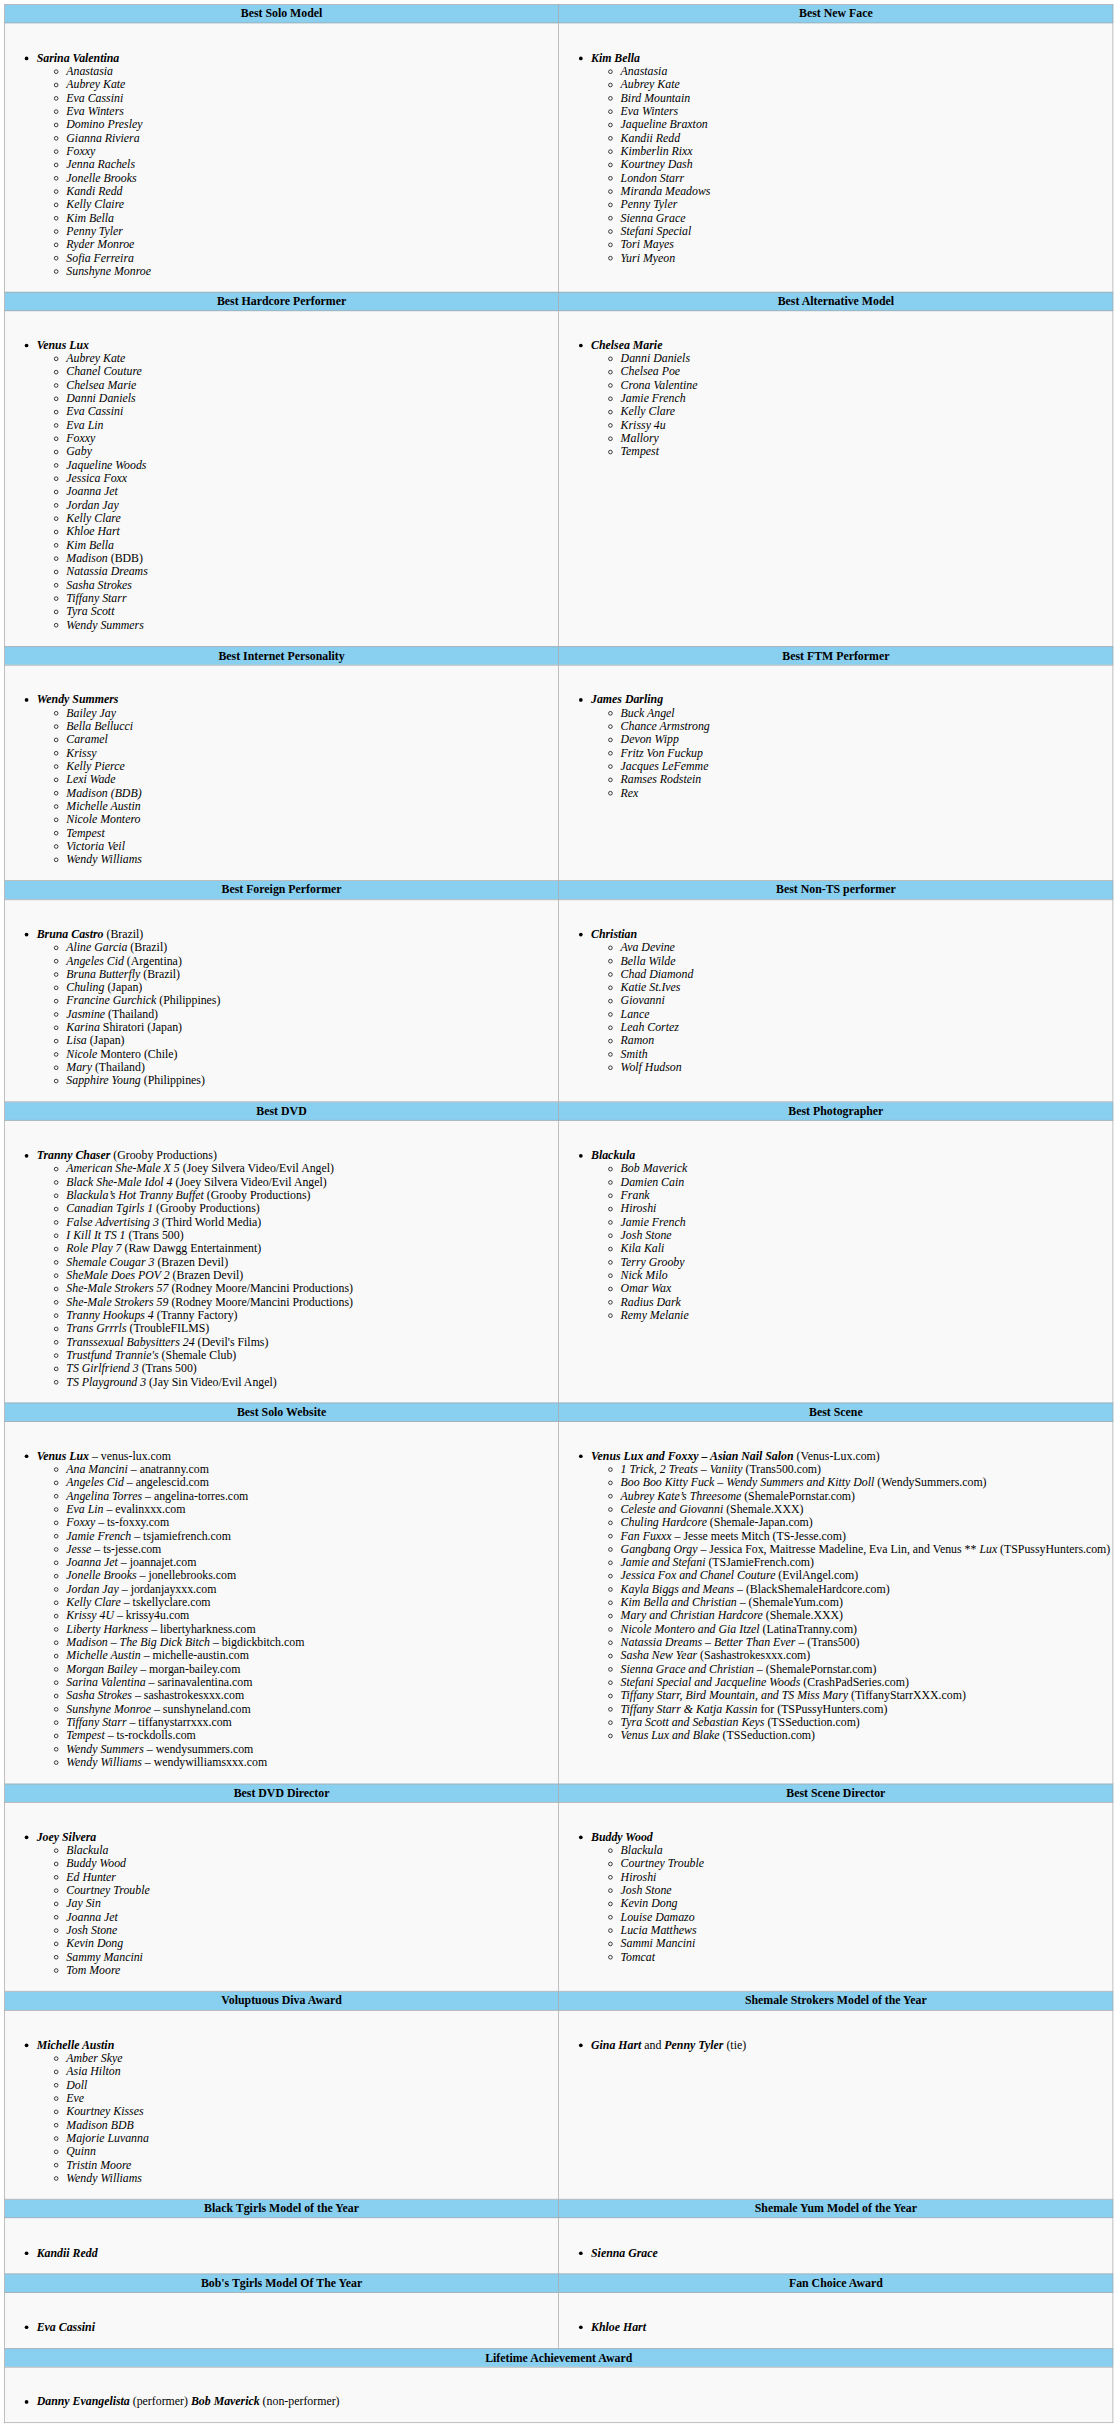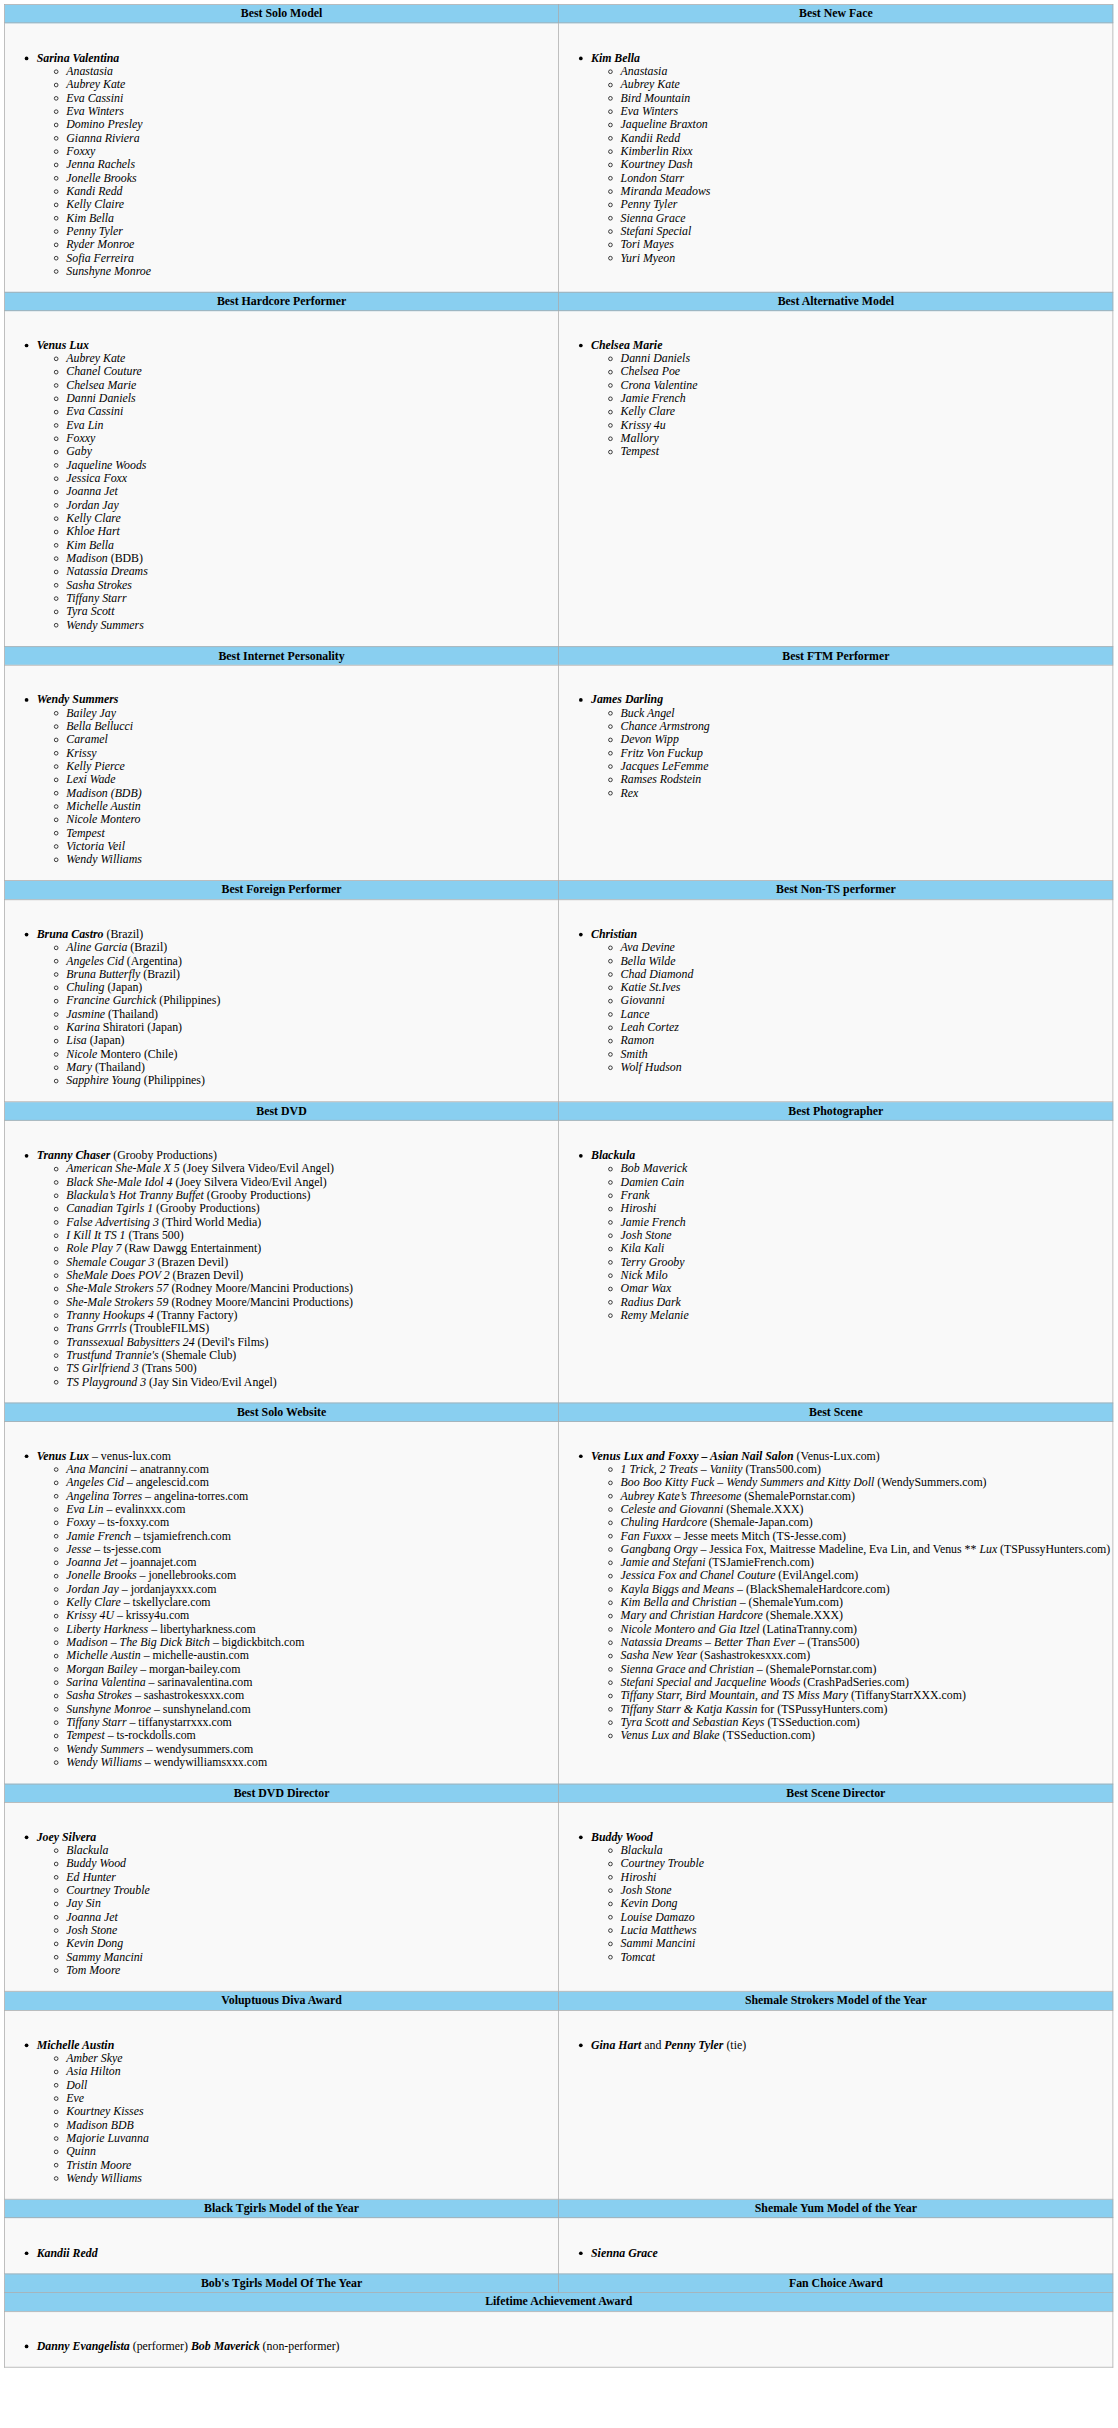- row: (282, 2327)
